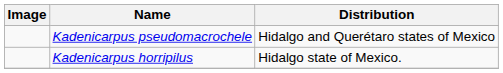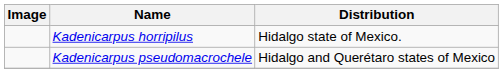rows swapped: (123, 57) <-> (152, 36)
